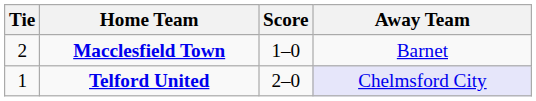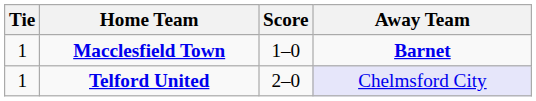(22, 50) 2 -> (22, 50) 1
(422, 50) normal -> (422, 50) bold
